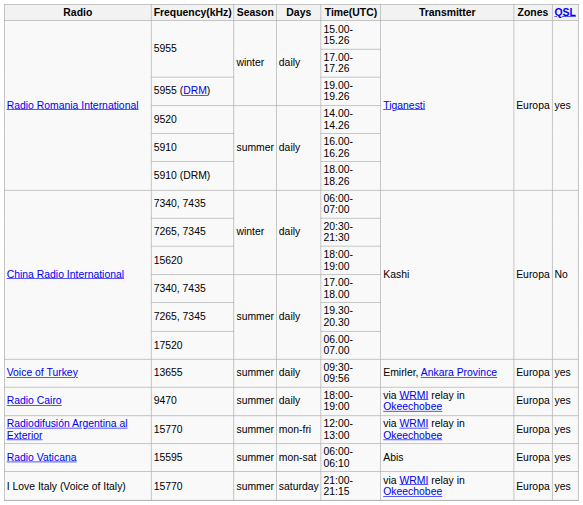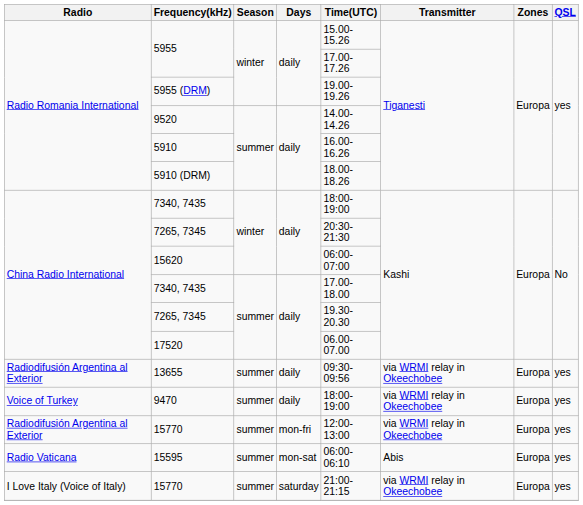(338, 204) 06:00-07:00 -> (338, 204) 18:00-19:00
(338, 260) 18:00-19:00 -> (338, 260) 06:00-07:00
(42, 373) Voice of Turkey -> (67, 373) Radiodifusión Argentina al Exterior
(440, 373) Emirler, Ankara Province -> (424, 373) via WRMI relay in Okeechobee
(34, 401) Radio Cairo -> (42, 401) Voice of Turkey
